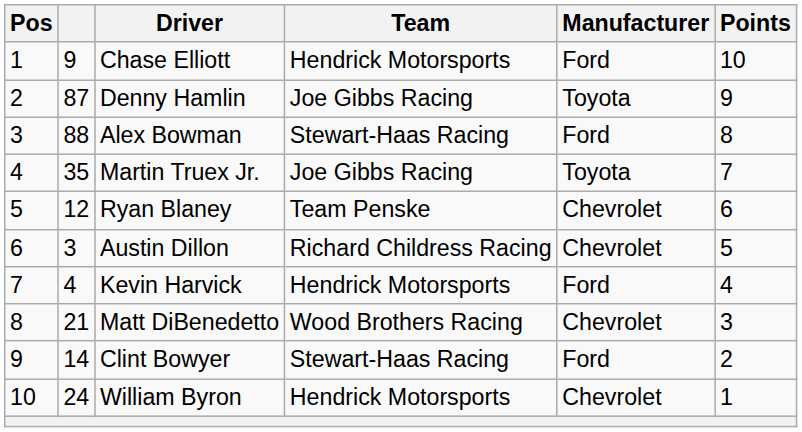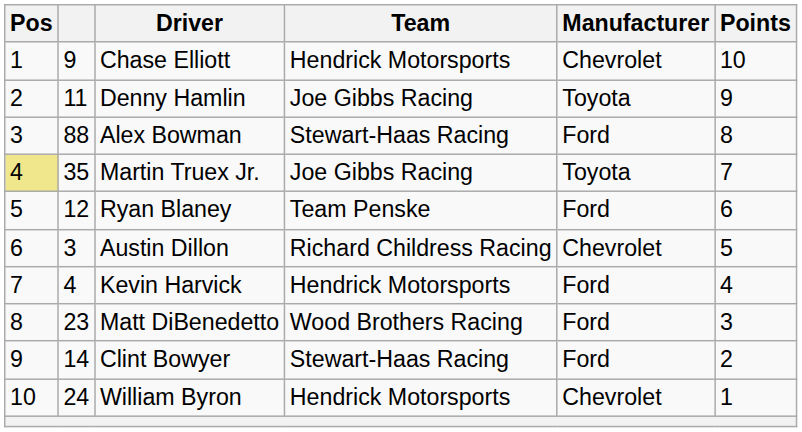(586, 60) Ford -> (612, 60) Chevrolet
(76, 97) 87 -> (75, 97) 11
(17, 172) no background -> (17, 172) khaki background
(612, 209) Chevrolet -> (586, 209) Ford
(76, 321) 21 -> (76, 321) 23
(612, 321) Chevrolet -> (586, 321) Ford
